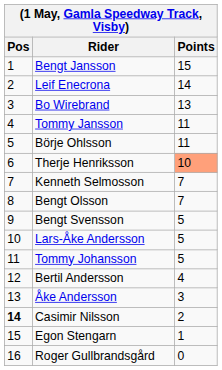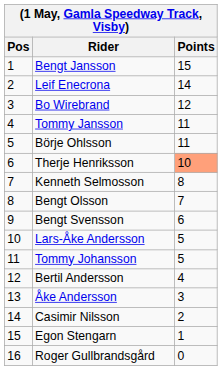(184, 104) 13 -> (184, 104) 12
(181, 182) 7 -> (181, 182) 8
(181, 220) 5 -> (181, 220) 6
(14, 317) bold -> (14, 317) normal
